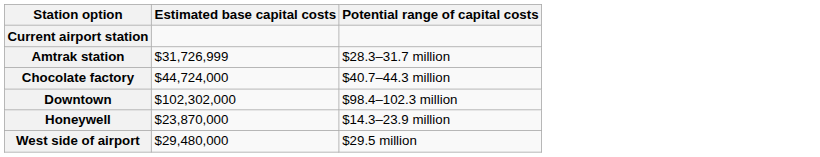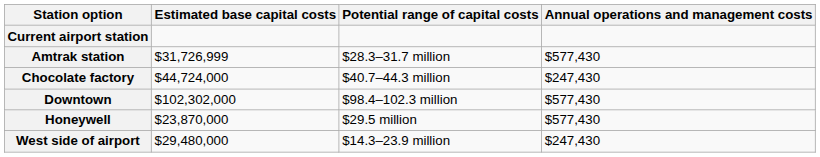+ column: (679, 15)
(396, 120) $14.3–23.9 million -> (380, 120) $29.5 million
(380, 141) $29.5 million -> (396, 141) $14.3–23.9 million
